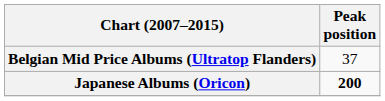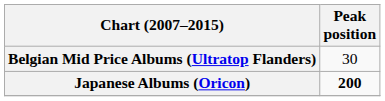(350, 58) 37 -> (350, 58) 30
